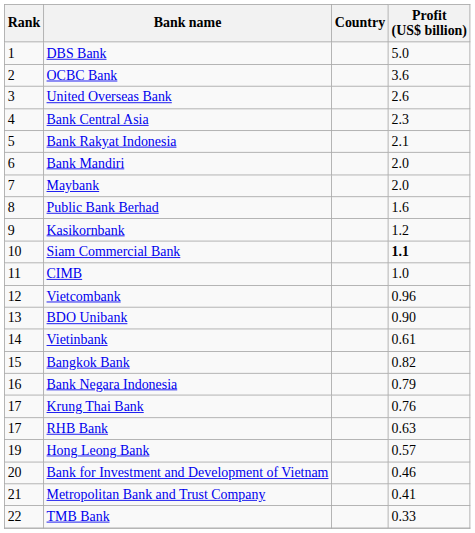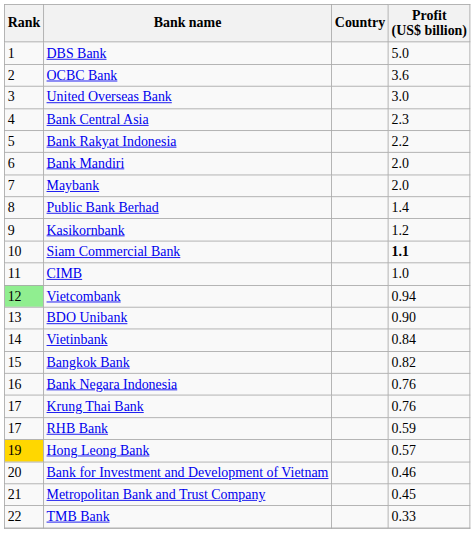(400, 97) 2.6 -> (400, 97) 3.0
(400, 141) 2.1 -> (400, 141) 2.2
(400, 207) 1.6 -> (400, 207) 1.4
(15, 296) no background -> (15, 296) lightgreen background
(404, 296) 0.96 -> (404, 296) 0.94
(404, 340) 0.61 -> (404, 340) 0.84
(404, 384) 0.79 -> (404, 384) 0.76
(404, 428) 0.63 -> (404, 428) 0.59
(15, 450) no background -> (15, 450) gold background
(404, 494) 0.41 -> (404, 494) 0.45
